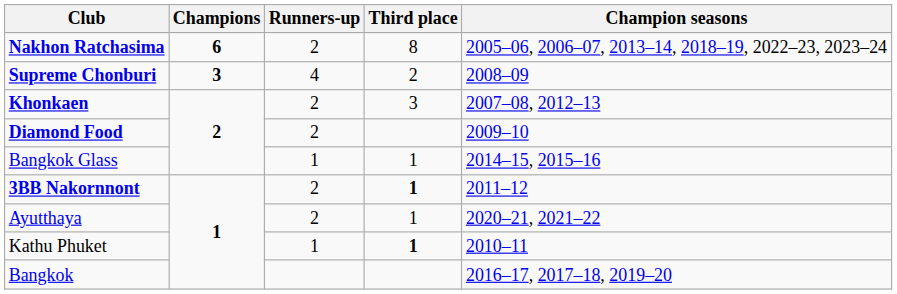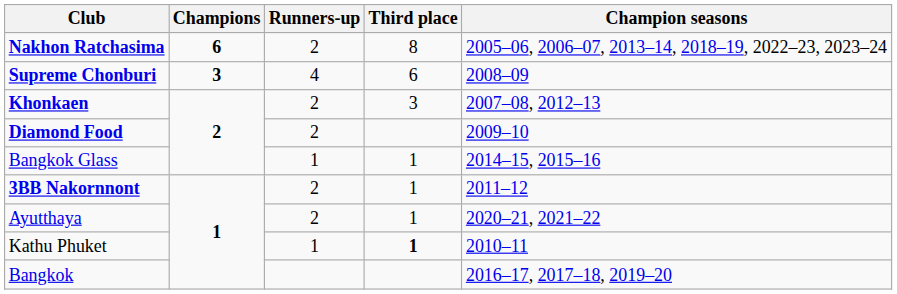(413, 75) 2 -> (413, 75) 6
(413, 189) bold -> (413, 189) normal
